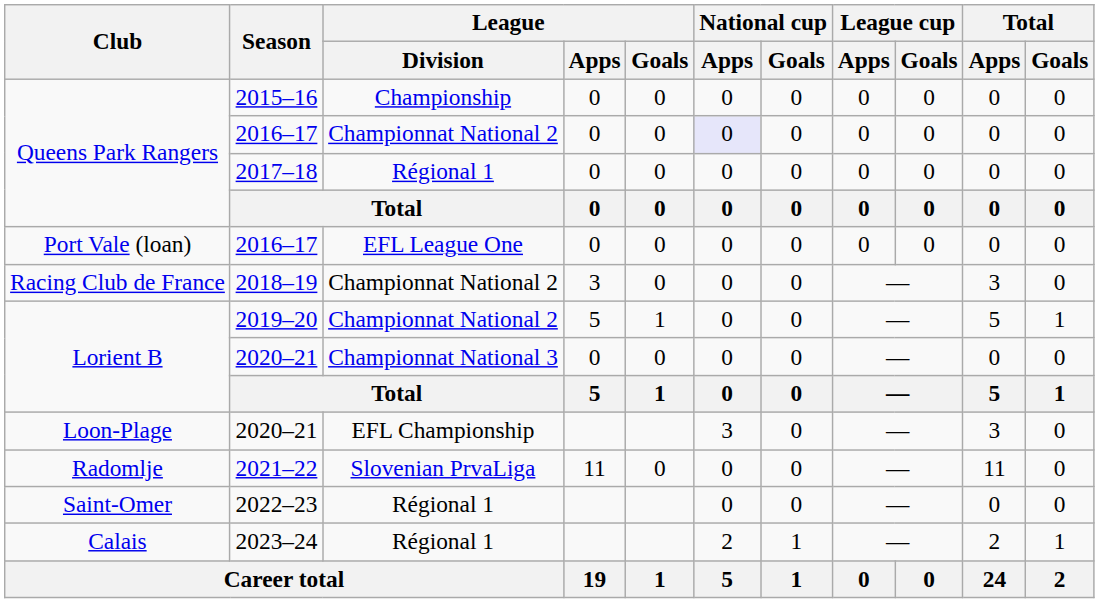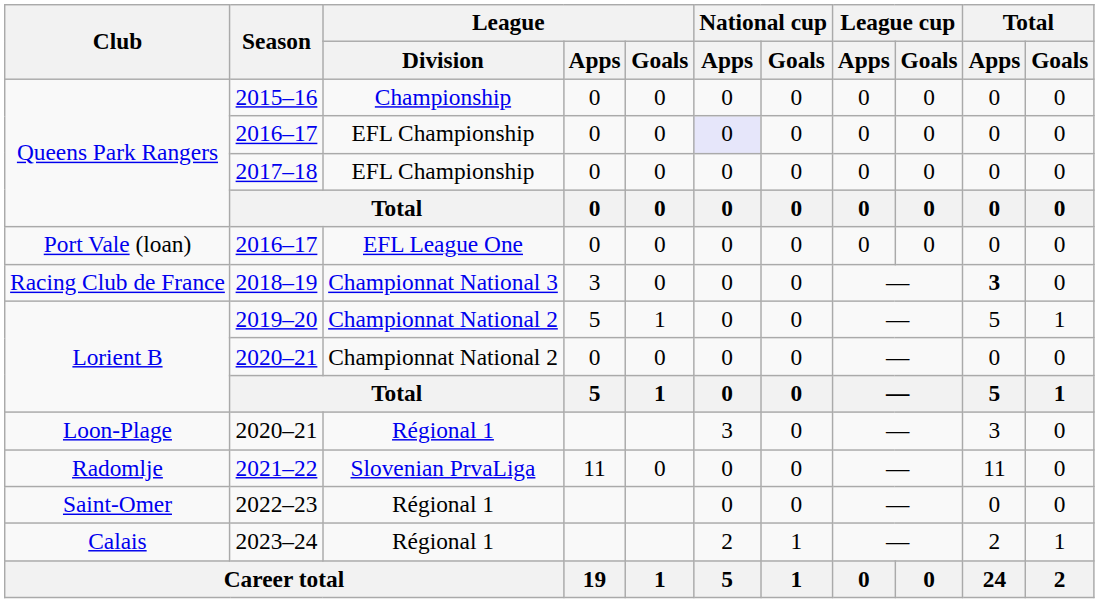(443, 134) Championnat National 2 -> (443, 134) EFL Championship
(443, 171) Régional 1 -> (443, 171) EFL Championship
(443, 282) Championnat National 2 -> (443, 282) Championnat National 3
(994, 282) normal -> (994, 282) bold
(443, 356) Championnat National 3 -> (443, 356) Championnat National 2
(443, 430) EFL Championship -> (443, 430) Régional 1
